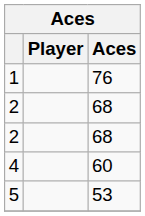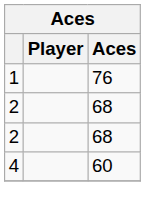- row: (14, 195)
